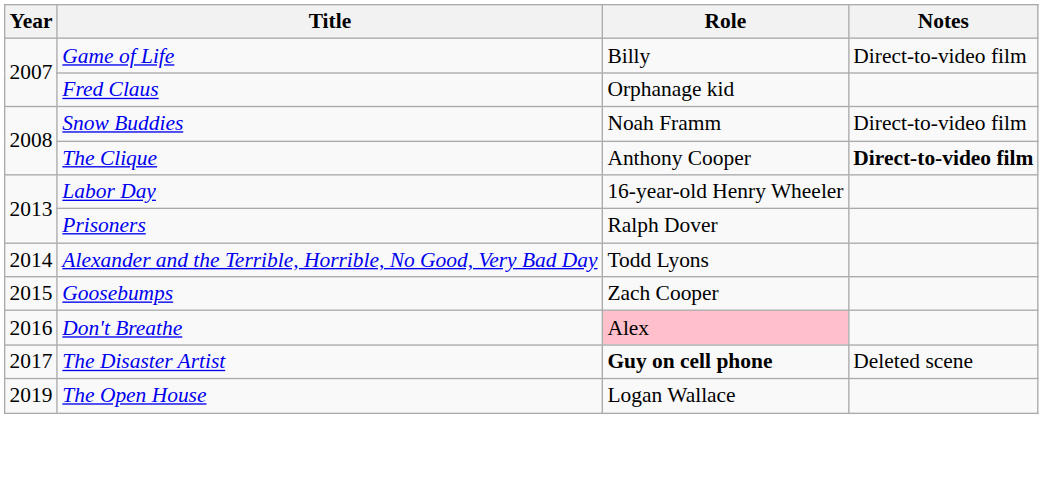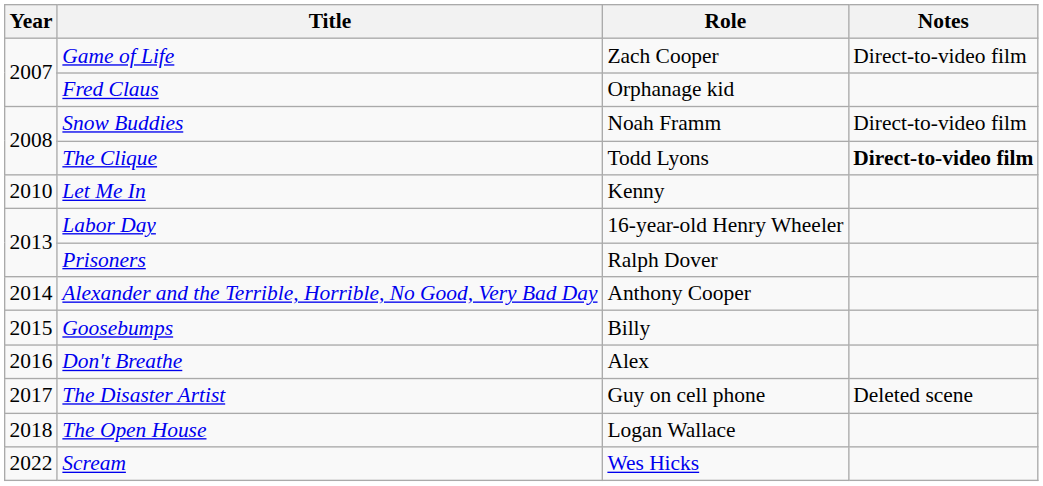(629, 55) Billy -> (663, 55) Zach Cooper
(679, 157) Anthony Cooper -> (658, 157) Todd Lyons
+ row: (104, 191)
(658, 259) Todd Lyons -> (679, 293) Anthony Cooper
(663, 293) Zach Cooper -> (629, 327) Billy
(628, 327) pink background -> (628, 361) no background
(690, 361) bold -> (686, 395) normal
(31, 395) 2019 -> (31, 429) 2018
+ row: (94, 463)
